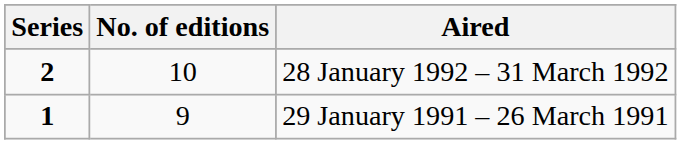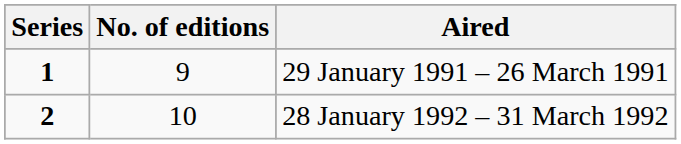rows swapped: (475, 116) <-> (475, 71)
